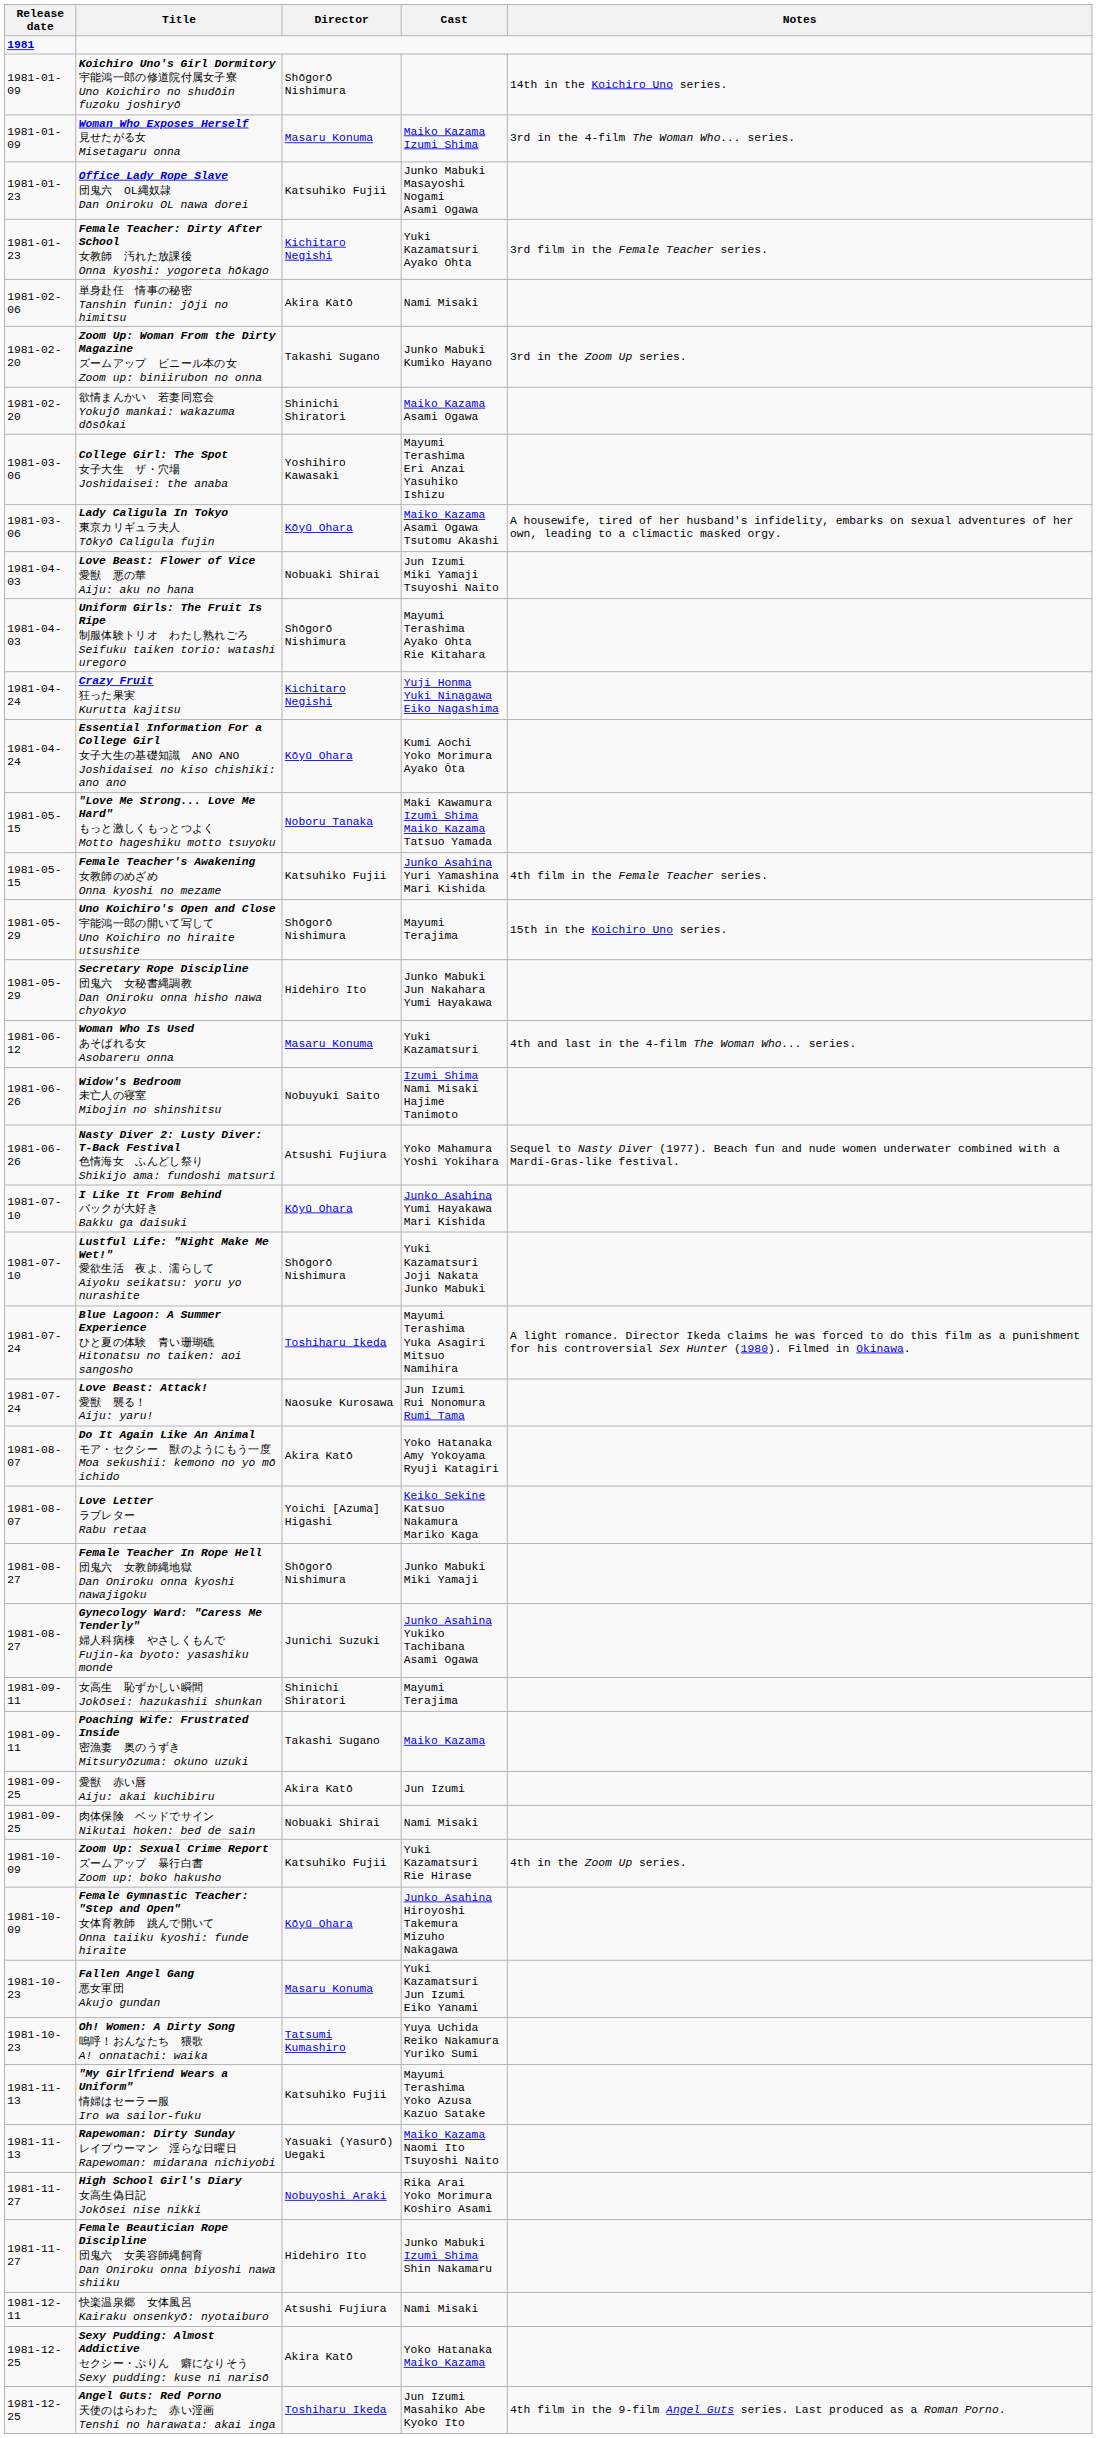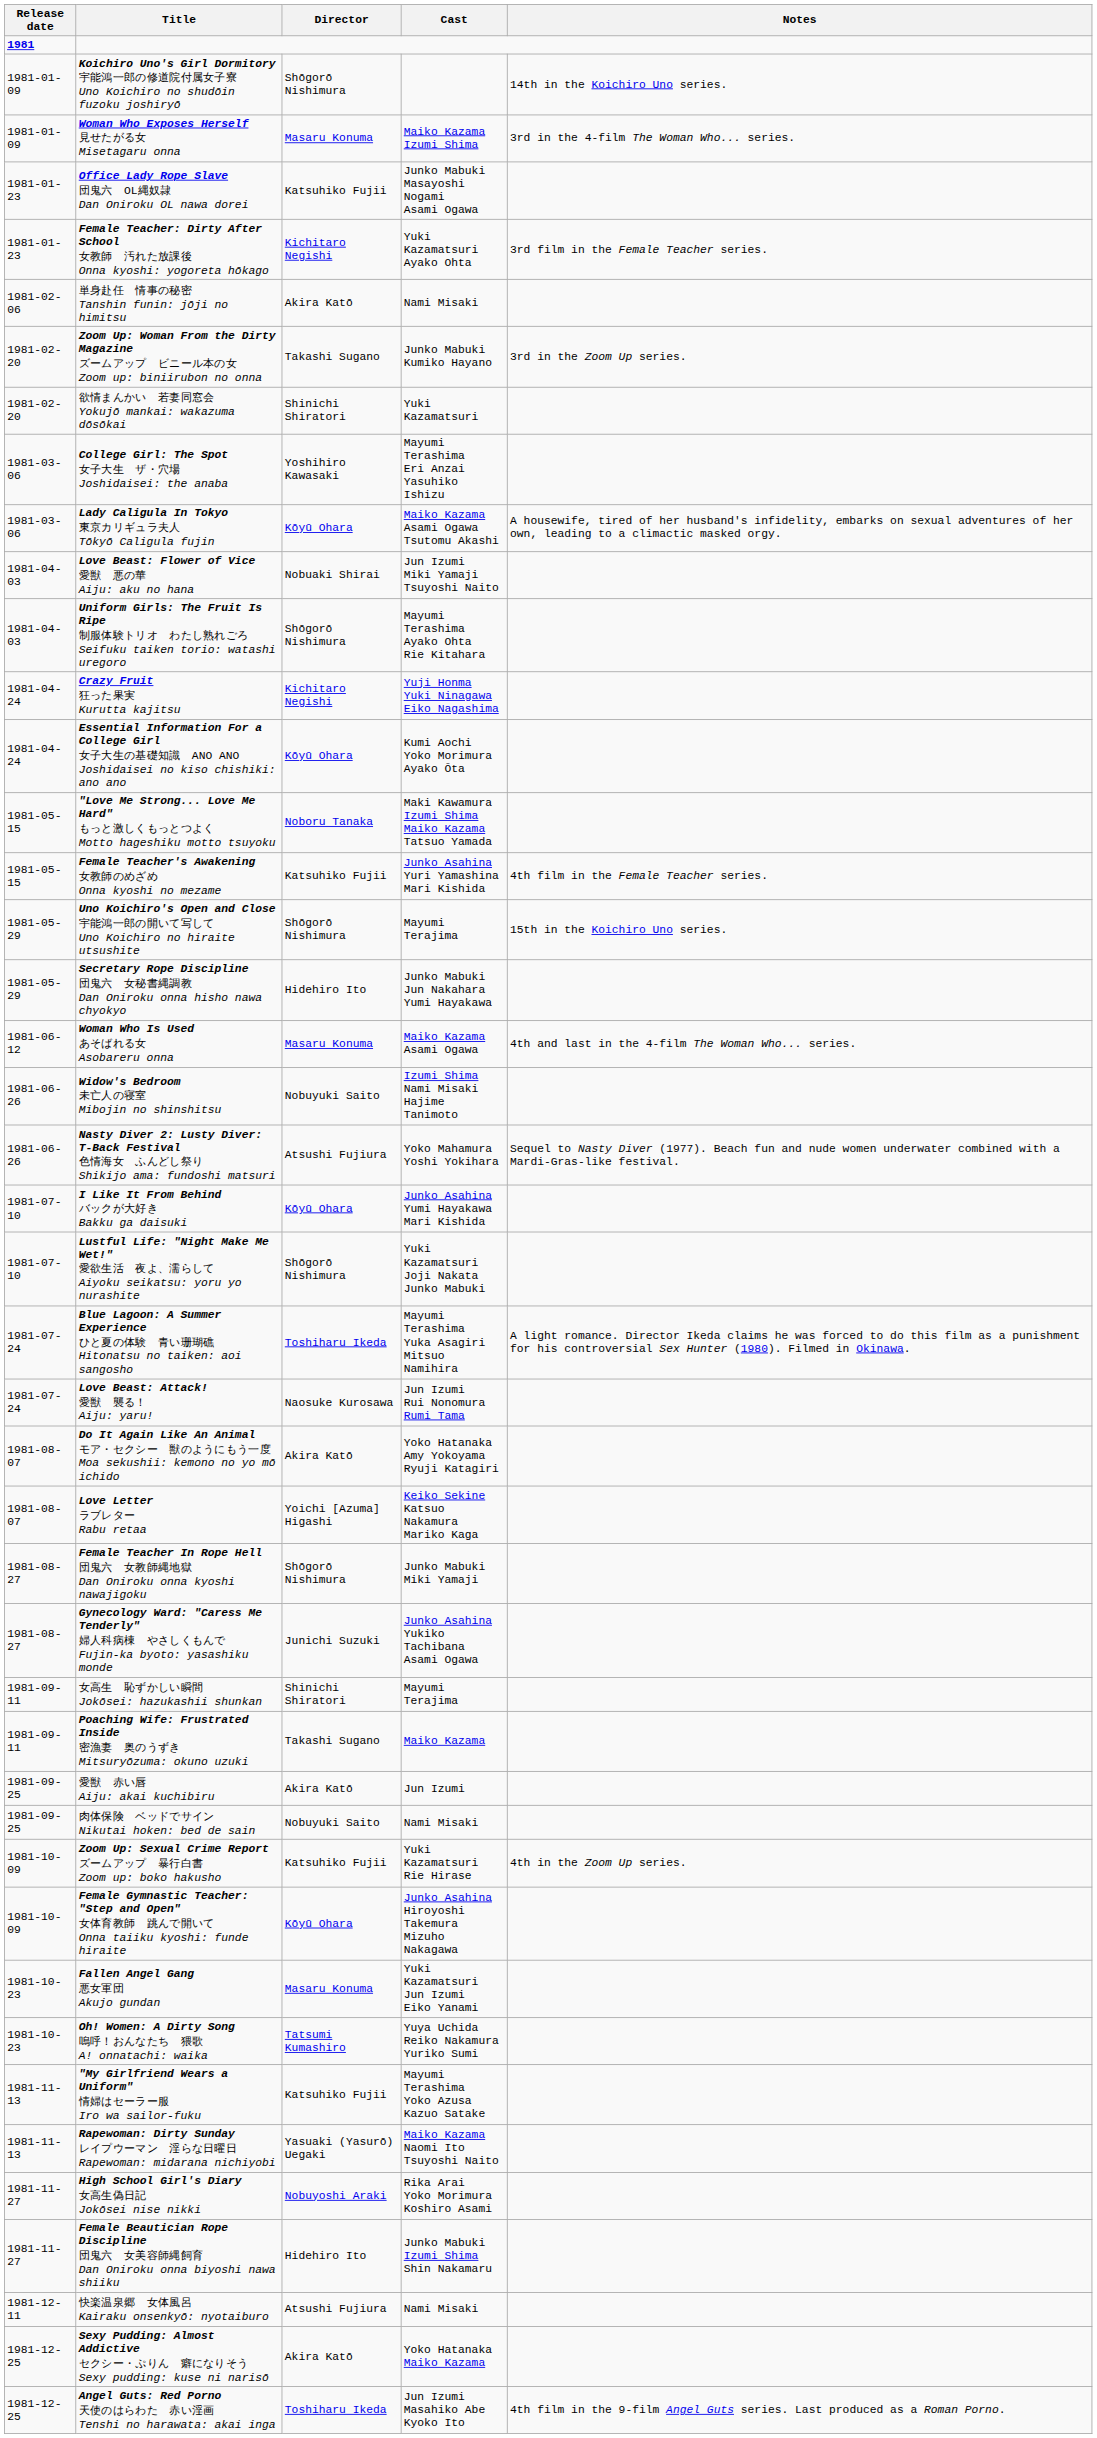(444, 410) Maiko Kazama Asami Ogawa -> (441, 410) Yuki Kazamatsuri
(441, 1044) Yuki Kazamatsuri -> (444, 1044) Maiko Kazama Asami Ogawa
(332, 1823) Nobuaki Shirai -> (332, 1823) Nobuyuki Saito
